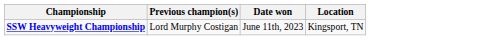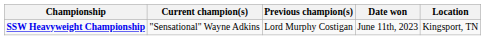+ column: (205, 12)
